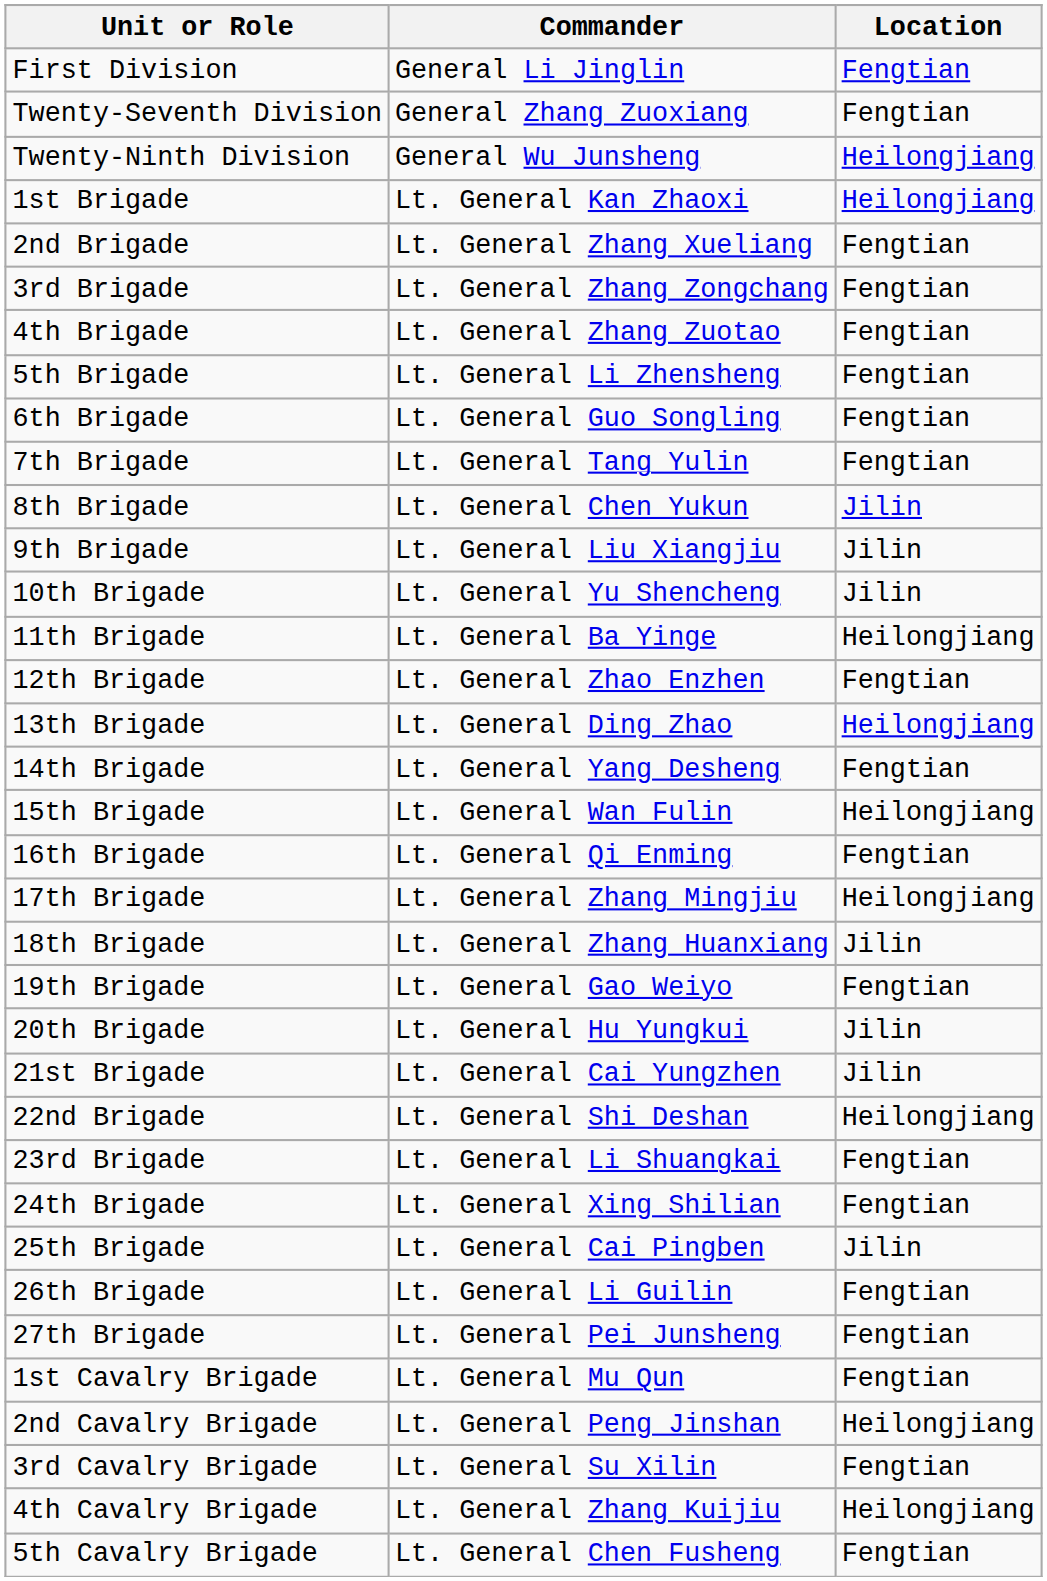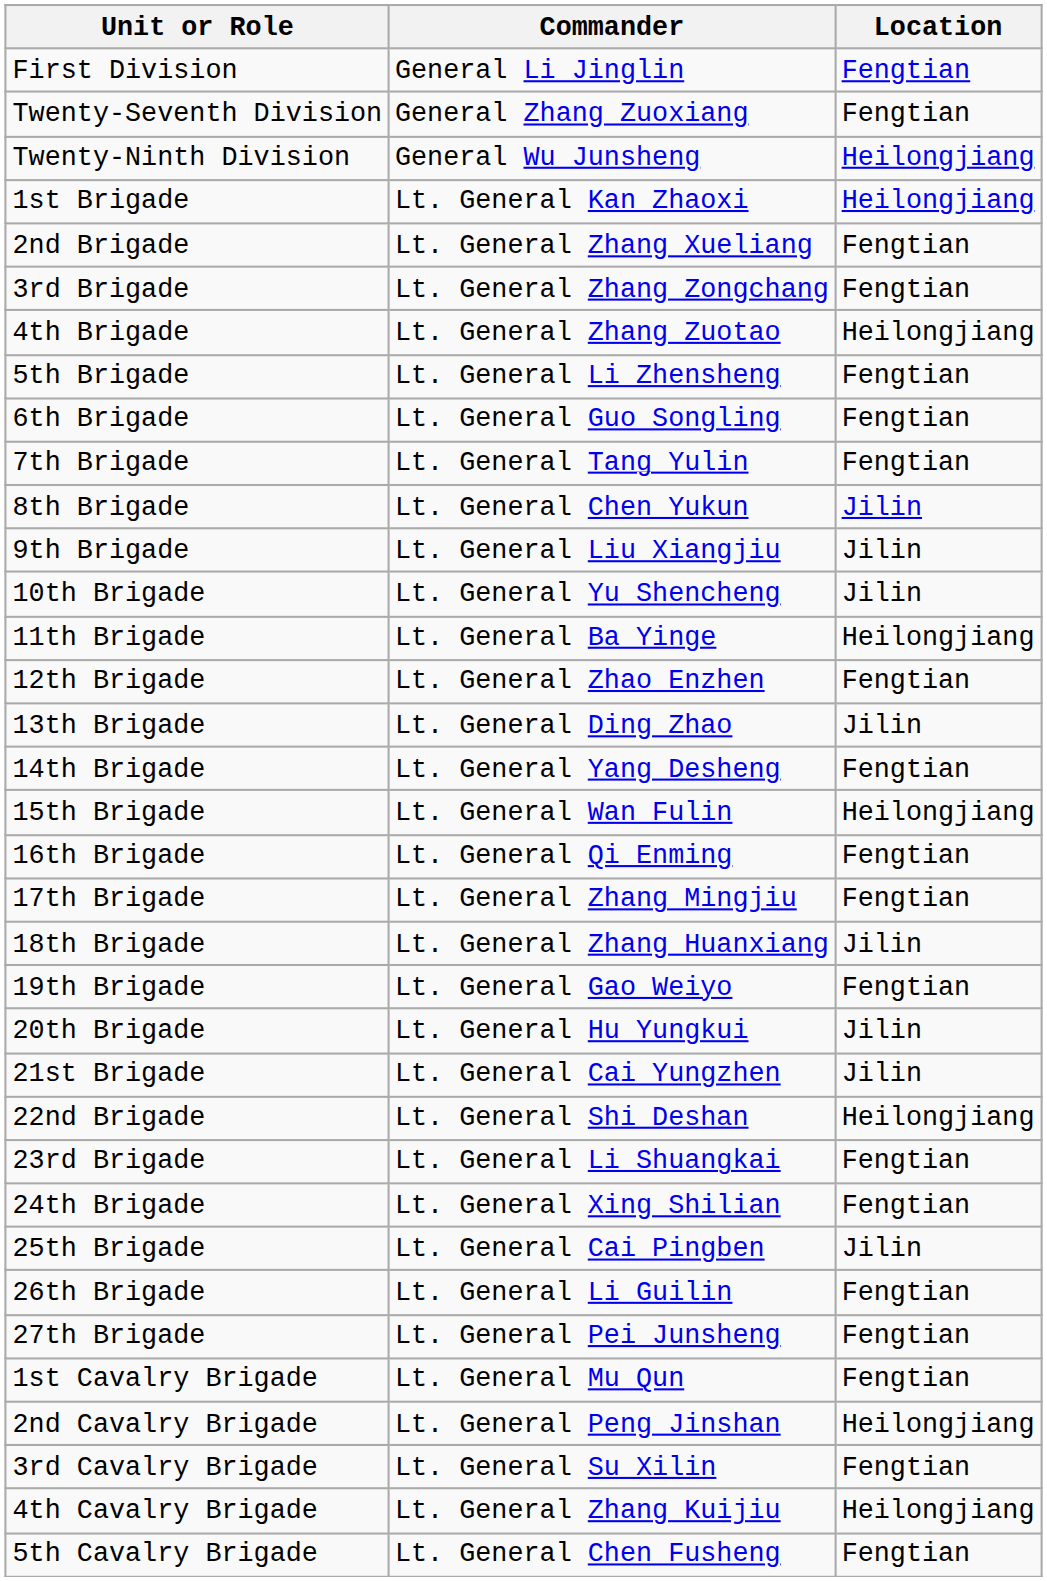(906, 332) Fengtian -> (938, 332) Heilongjiang
(938, 725) Heilongjiang -> (882, 725) Jilin
(938, 900) Heilongjiang -> (906, 900) Fengtian
